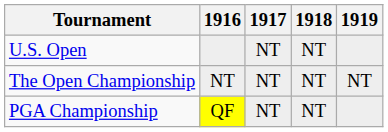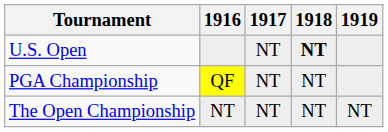(314, 50) normal -> (314, 50) bold
rows swapped: (102, 81) <-> (83, 111)
